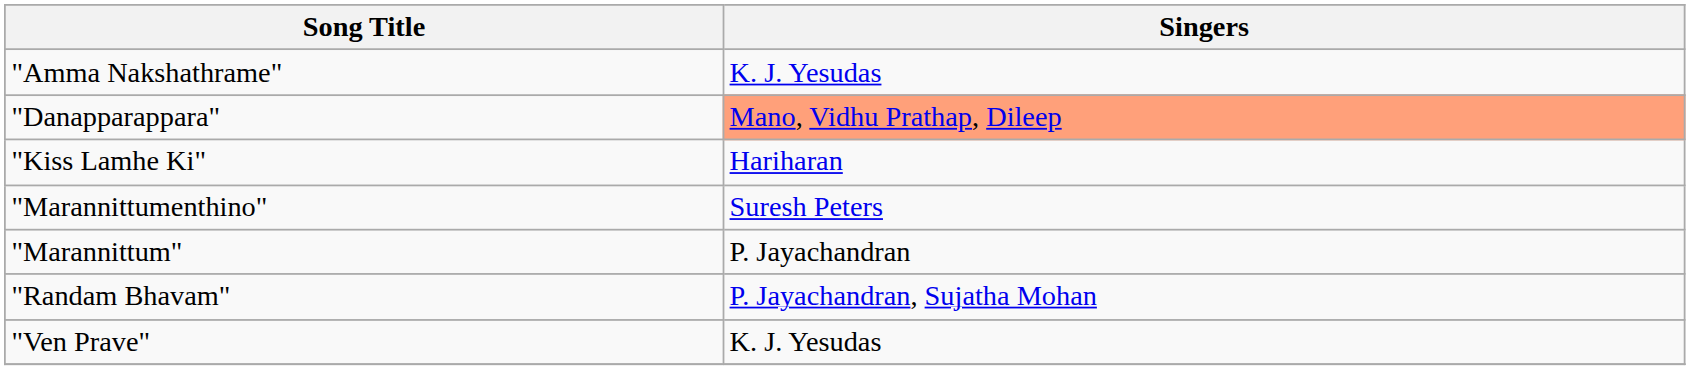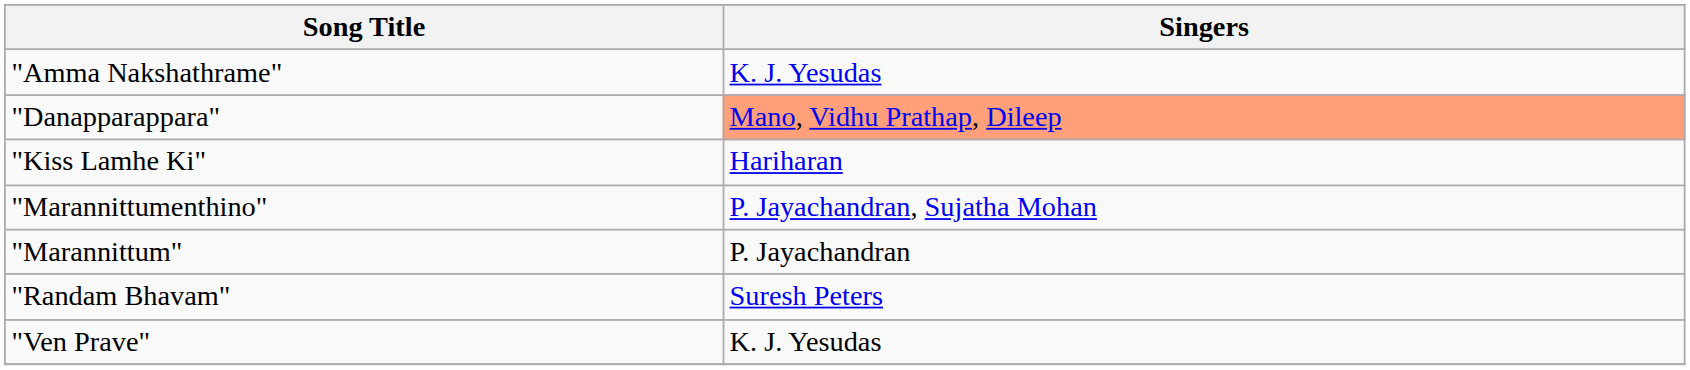(806, 206) Suresh Peters -> (913, 206) P. Jayachandran, Sujatha Mohan
(913, 296) P. Jayachandran, Sujatha Mohan -> (806, 296) Suresh Peters
